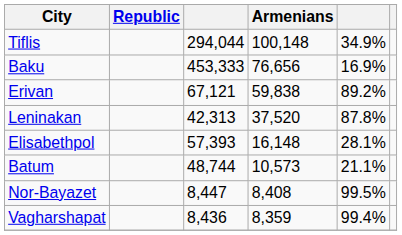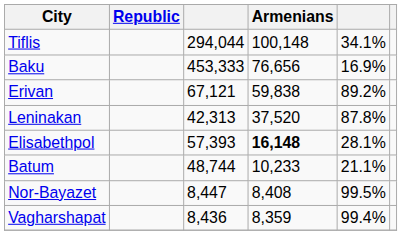(363, 42) 34.9% -> (363, 42) 34.1%
(276, 142) normal -> (276, 142) bold
(276, 167) 10,573 -> (276, 167) 10,233
